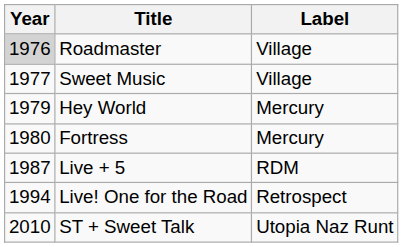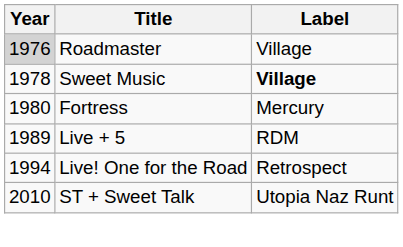(30, 78) 1977 -> (30, 78) 1978
(284, 78) normal -> (286, 78) bold
- row: (103, 108)
(30, 167) 1987 -> (30, 138) 1989
